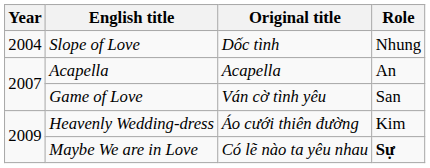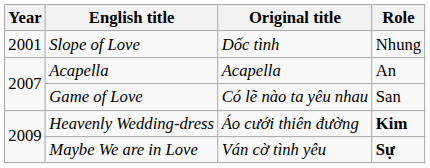(25, 44) 2004 -> (25, 44) 2001
(274, 96) Ván cờ tình yêu -> (295, 96) Có lẽ nào ta yêu nhau
(391, 123) normal -> (392, 123) bold
(295, 149) Có lẽ nào ta yêu nhau -> (274, 149) Ván cờ tình yêu
